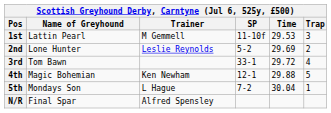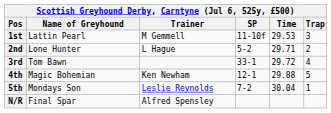(178, 50) Leslie Reynolds -> (159, 50) L Hague
(283, 50) 29.69 -> (283, 50) 29.71
(159, 88) L Hague -> (178, 88) Leslie Reynolds
